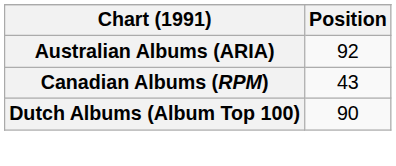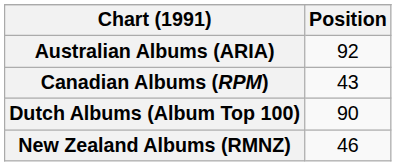+ row: (155, 144)
